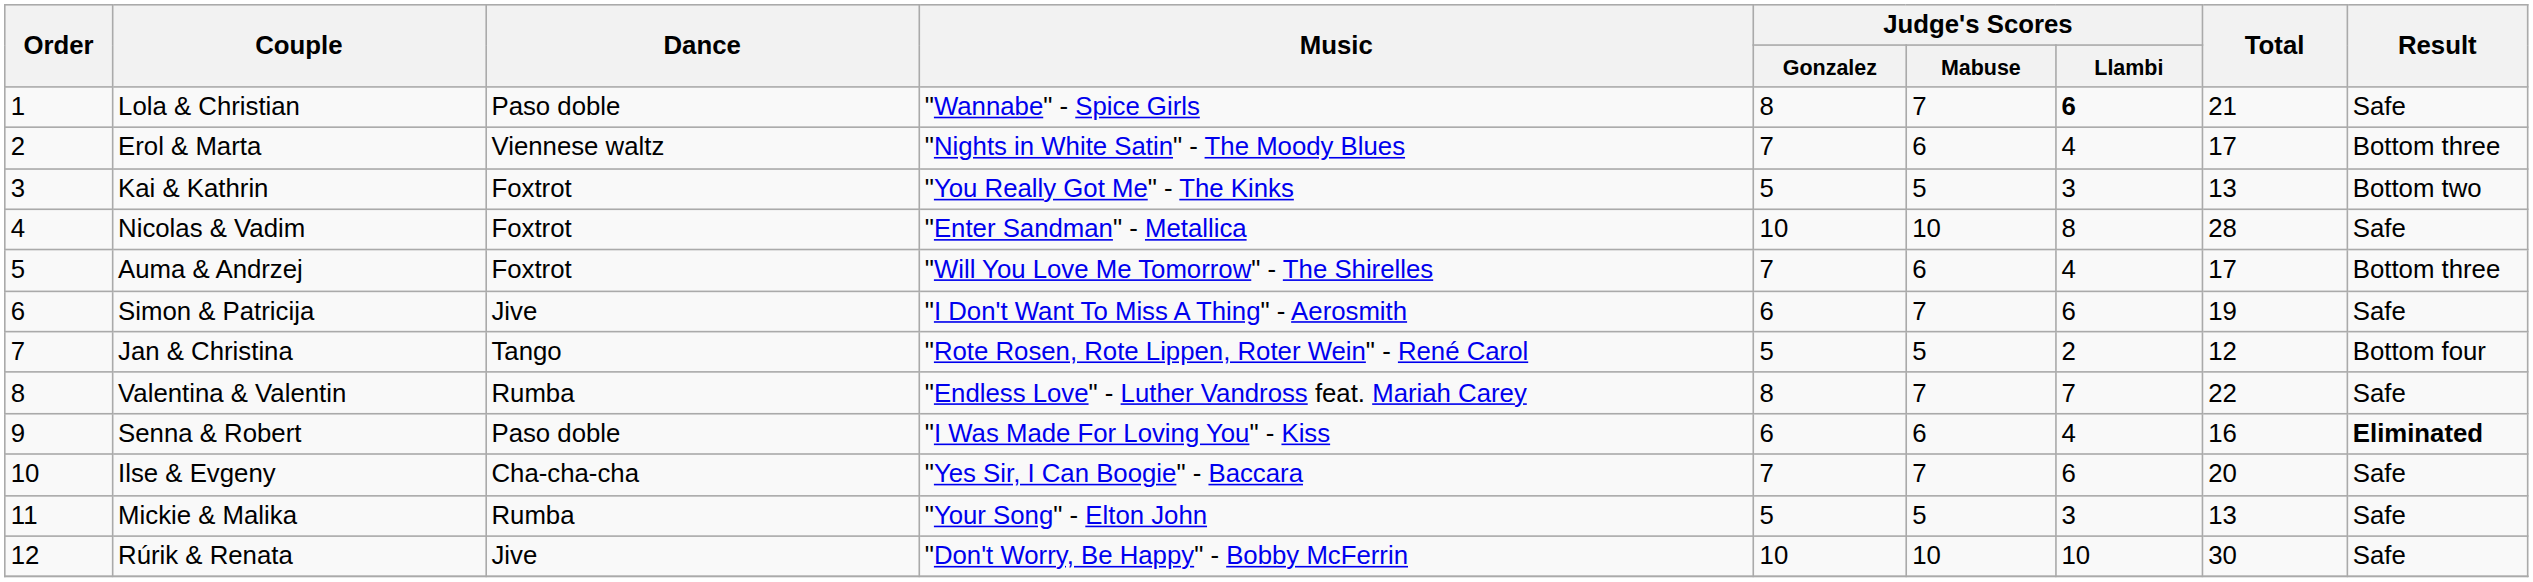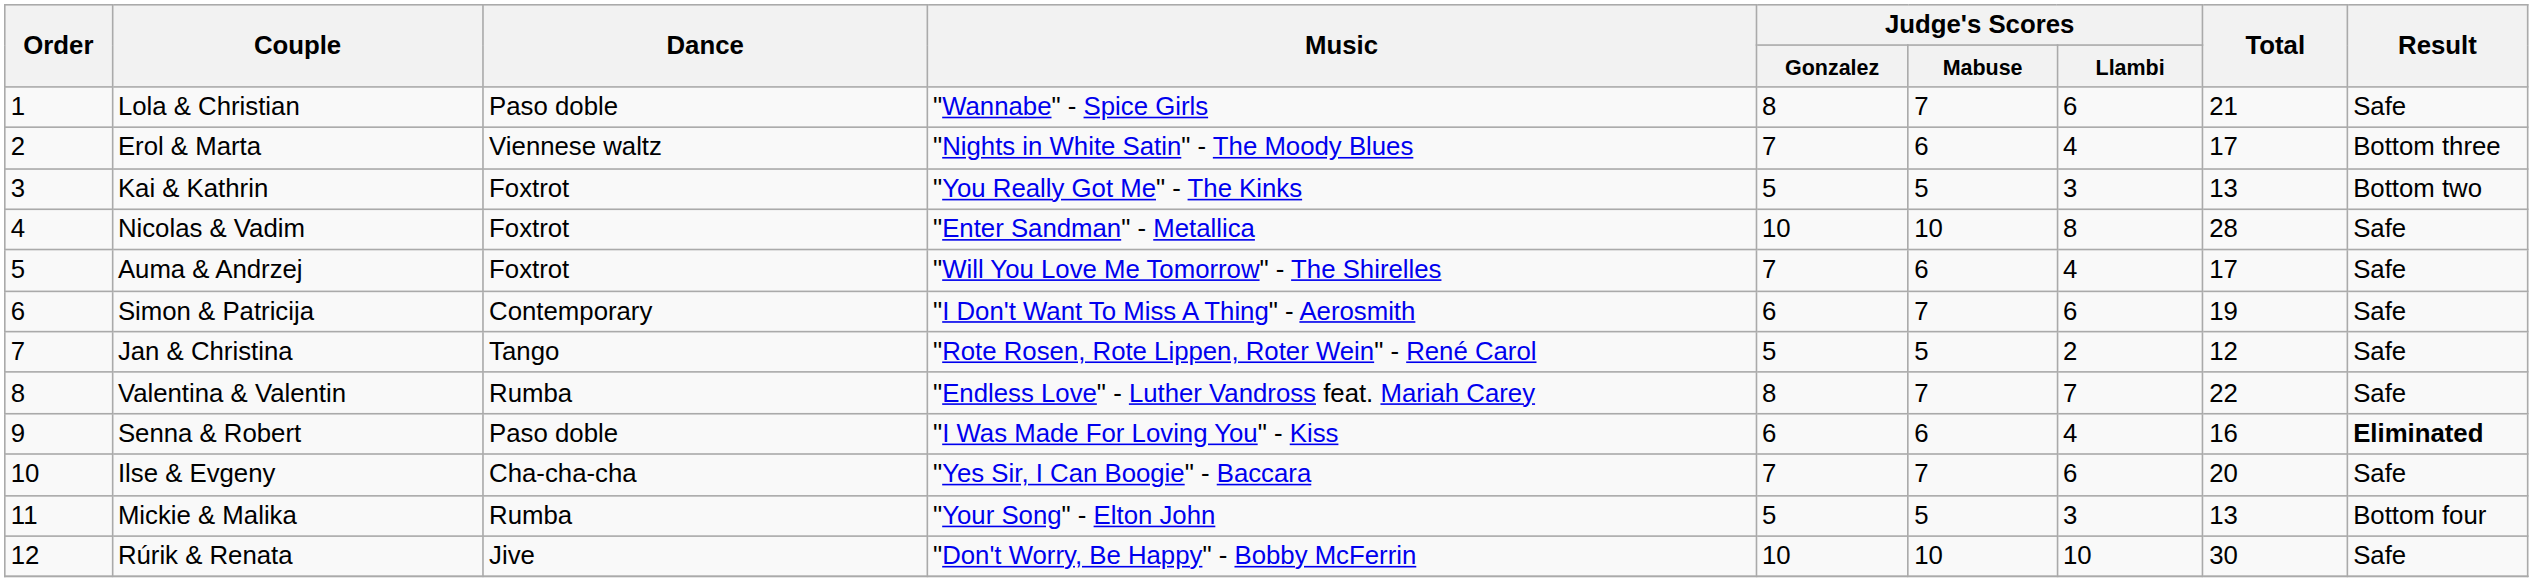(2069, 106) bold -> (2070, 106) normal
(2427, 270) Bottom three -> (2380, 270) Safe
(514, 310) Jive -> (571, 310) Contemporary
(2419, 351) Bottom four -> (2380, 351) Safe
(2379, 515) Safe -> (2420, 515) Bottom four
